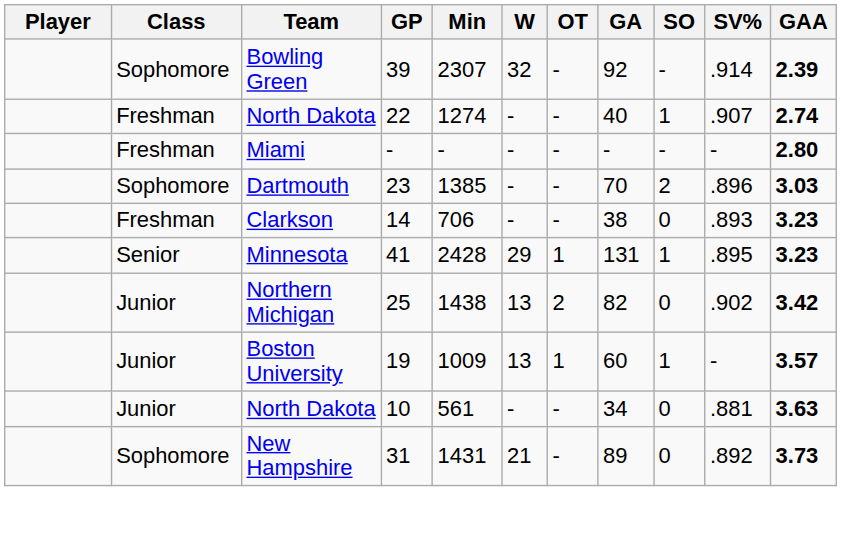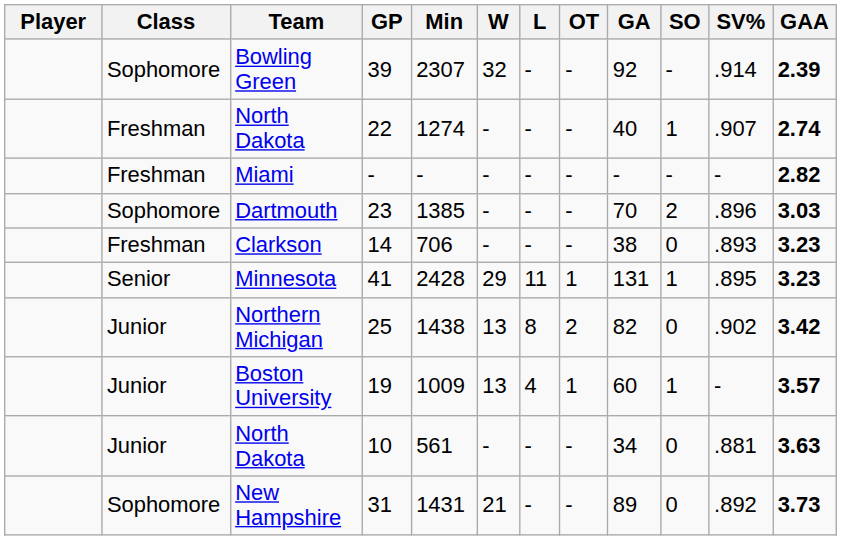+ column: (540, 21)
(797, 150) 2.80 -> (799, 175) 2.82
